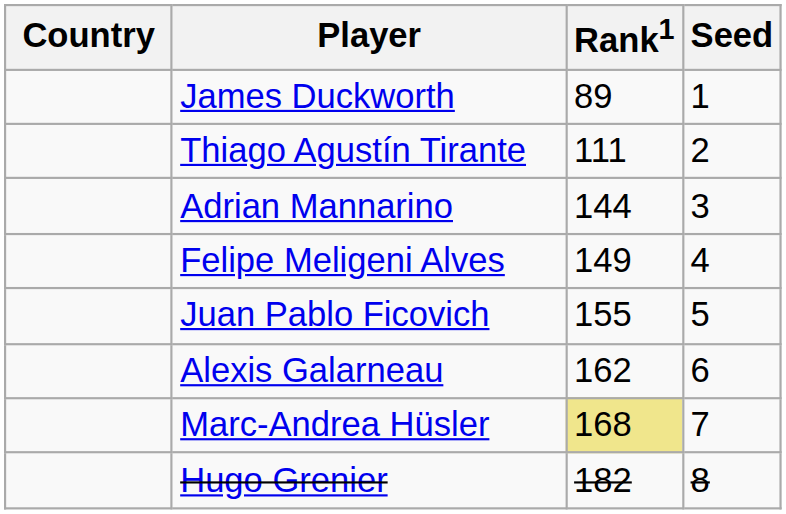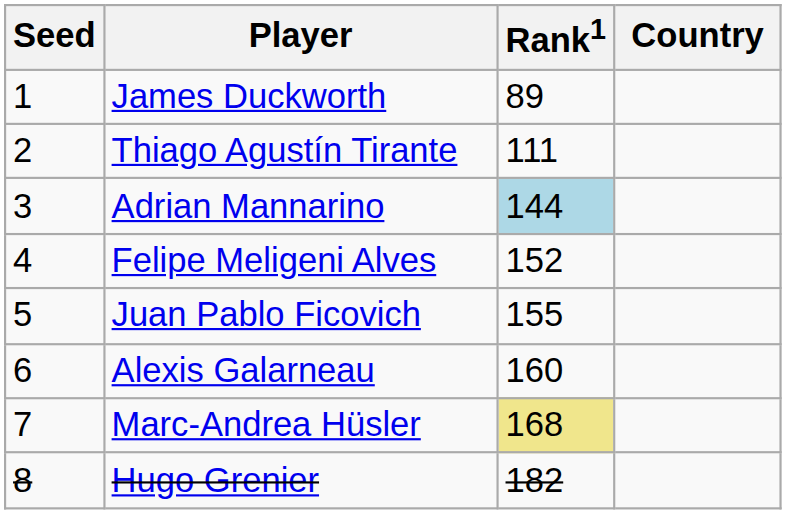columns swapped: (89, 36) <-> (732, 36)
(603, 205) no background -> (534, 205) lightblue background
(603, 260) 149 -> (534, 260) 152
(603, 370) 162 -> (534, 370) 160
